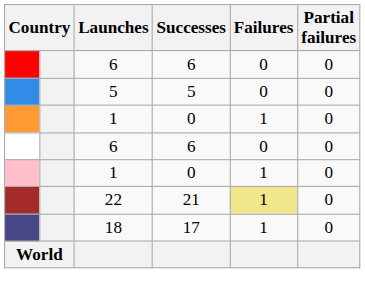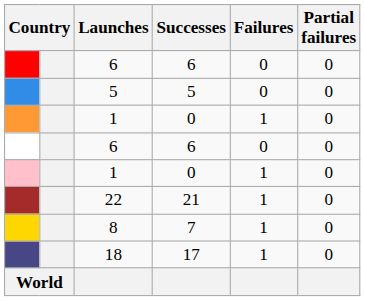(264, 200) khaki background -> (264, 200) no background
+ row: (113, 227)
